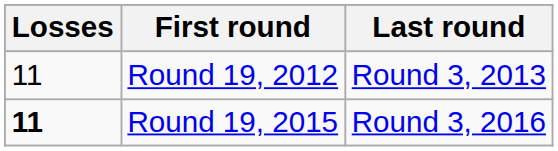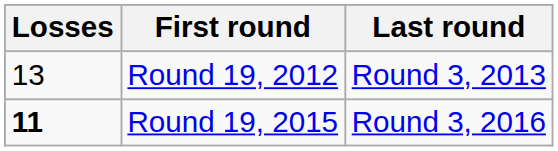(27, 74) 11 -> (28, 74) 13
